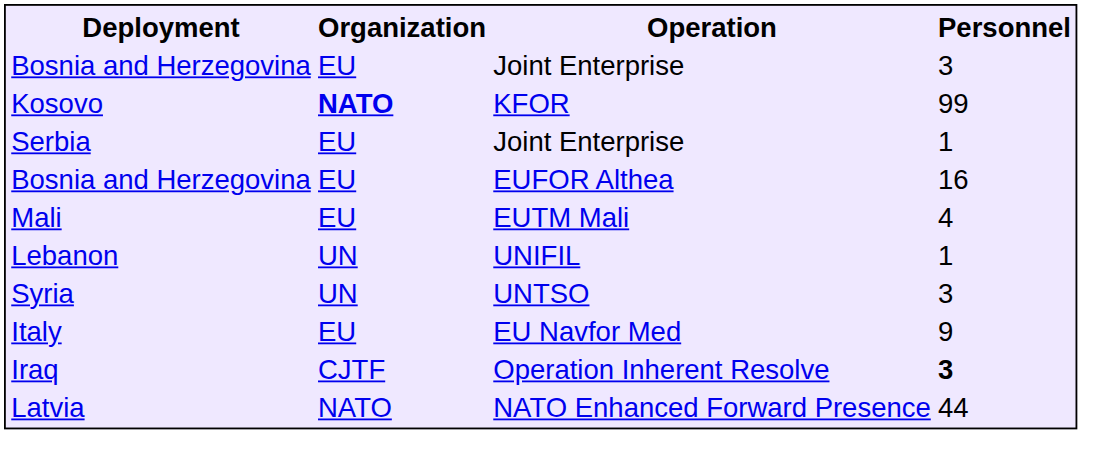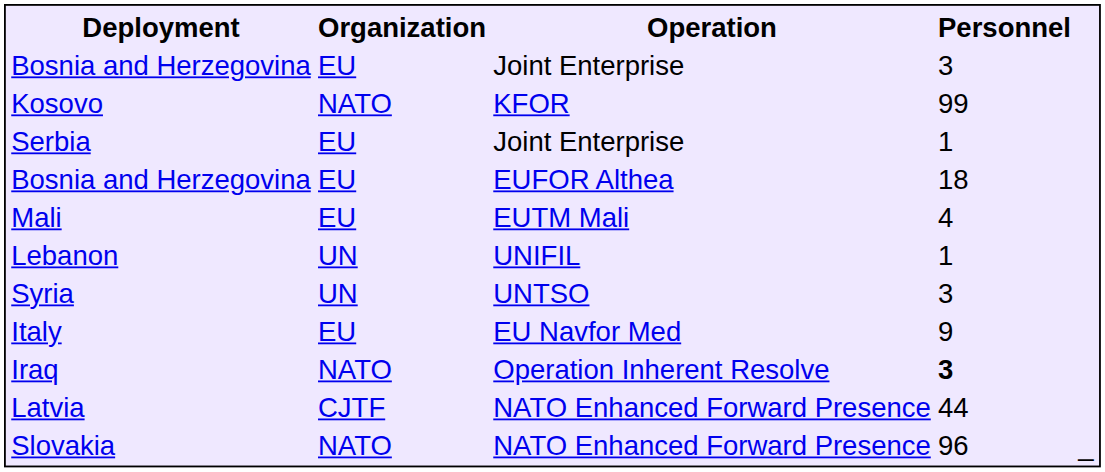(356, 103) bold -> (355, 103) normal
(953, 179) 16 -> (953, 179) 18
(352, 369) CJTF -> (355, 369) NATO
(355, 407) NATO -> (352, 407) CJTF
+ row: (63, 445)
